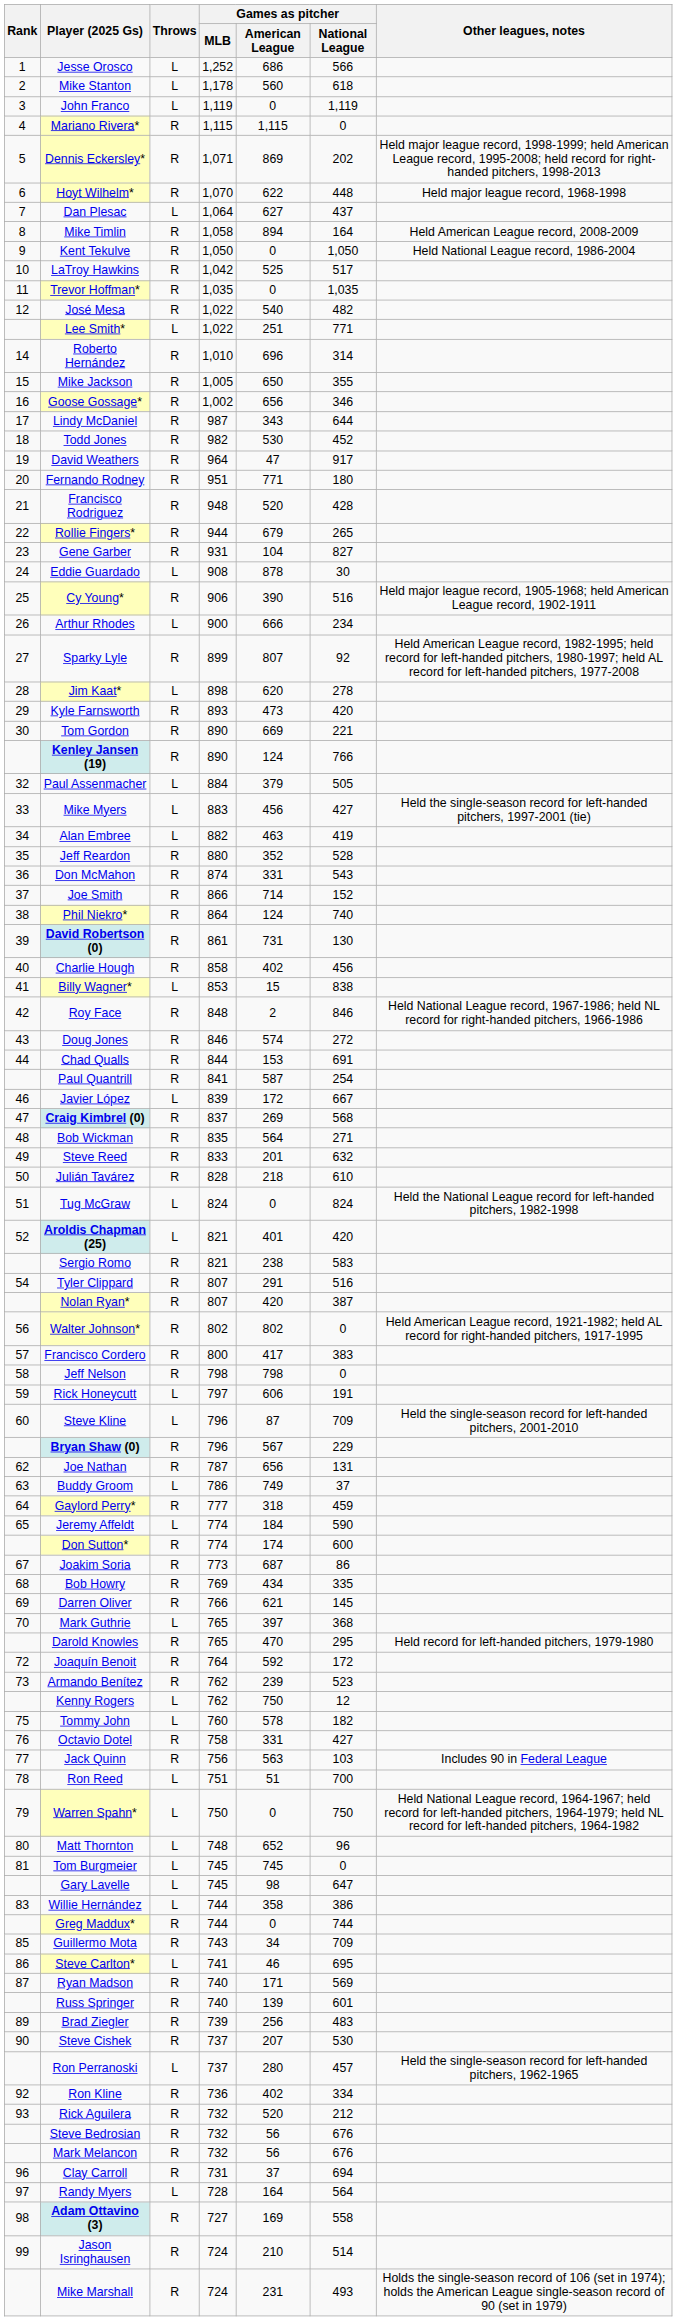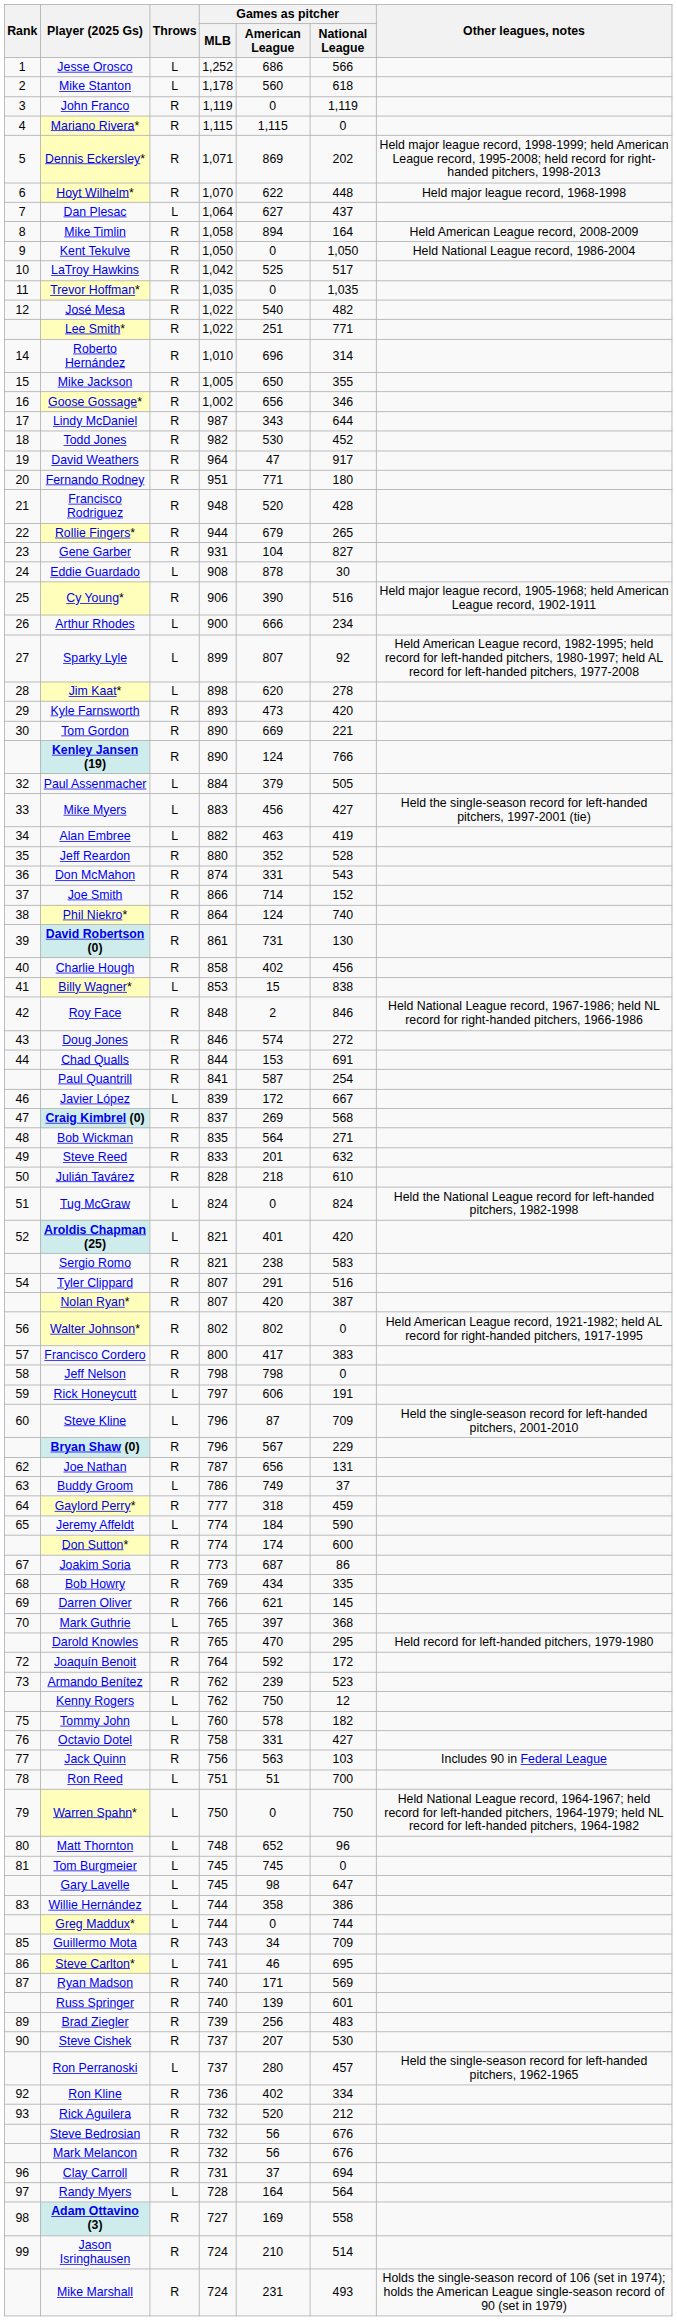(175, 106) L -> (175, 106) R
(175, 329) L -> (175, 329) R
(175, 658) R -> (175, 658) L
(175, 1924) R -> (175, 1924) L
